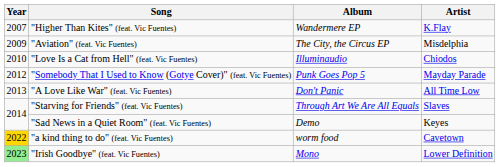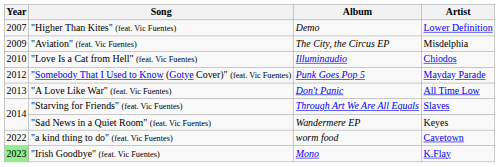(328, 28) Wandermere EP -> (308, 28) Demo
(437, 28) K.Flay -> (458, 28) Lower Definition
(308, 122) Demo -> (328, 122) Wandermere EP
(17, 138) gold background -> (17, 138) no background
(458, 153) Lower Definition -> (437, 153) K.Flay
